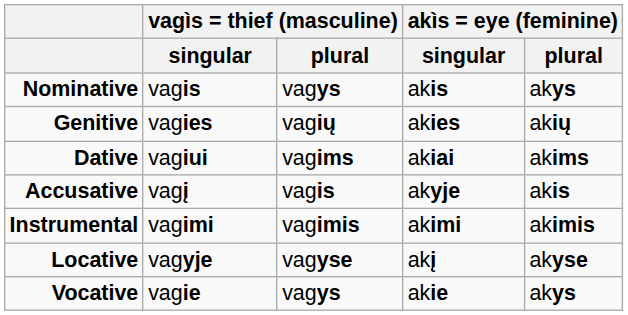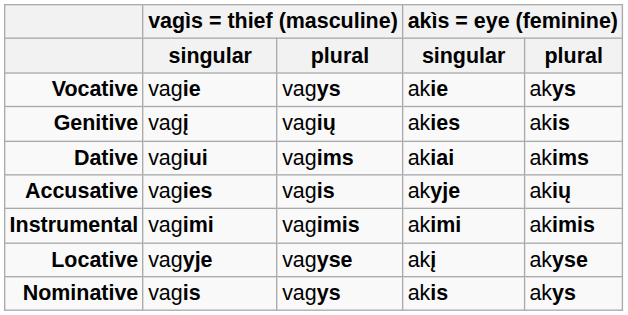rows swapped: (80, 89) <-> (95, 293)
(180, 123) vagies -> (168, 123) vagį
(550, 123) akių -> (550, 123) akis
(168, 191) vagį -> (180, 191) vagies
(550, 191) akis -> (550, 191) akių
